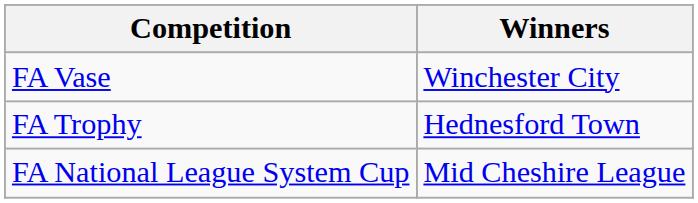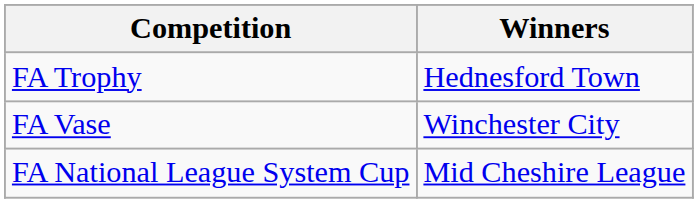rows swapped: (77, 124) <-> (61, 76)
